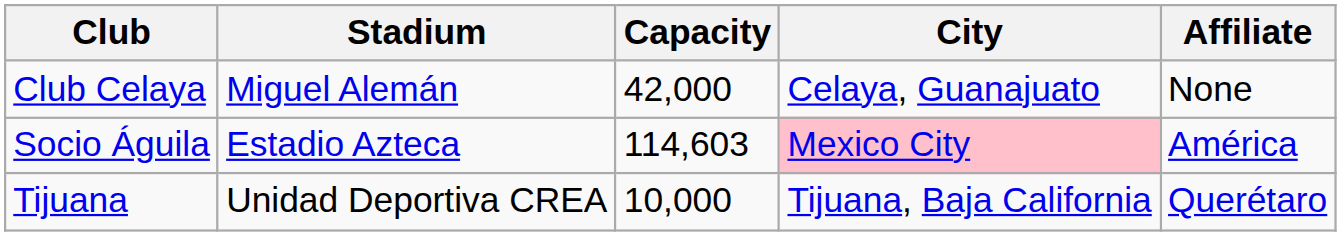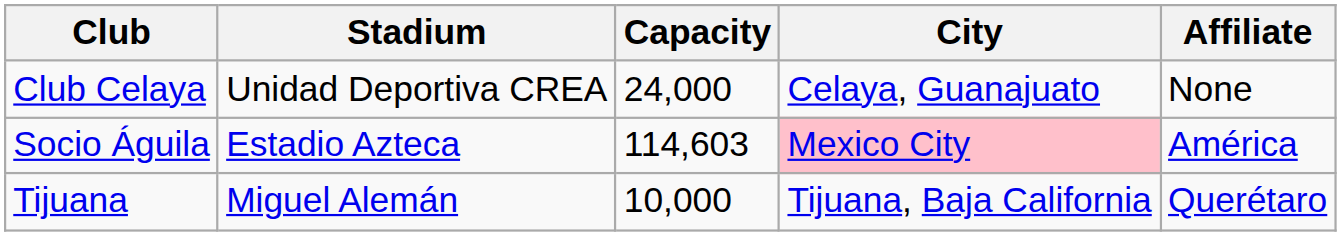(342, 88) Miguel Alemán -> (417, 88) Unidad Deportiva CREA
(678, 88) 42,000 -> (678, 88) 24,000
(417, 200) Unidad Deportiva CREA -> (342, 200) Miguel Alemán
